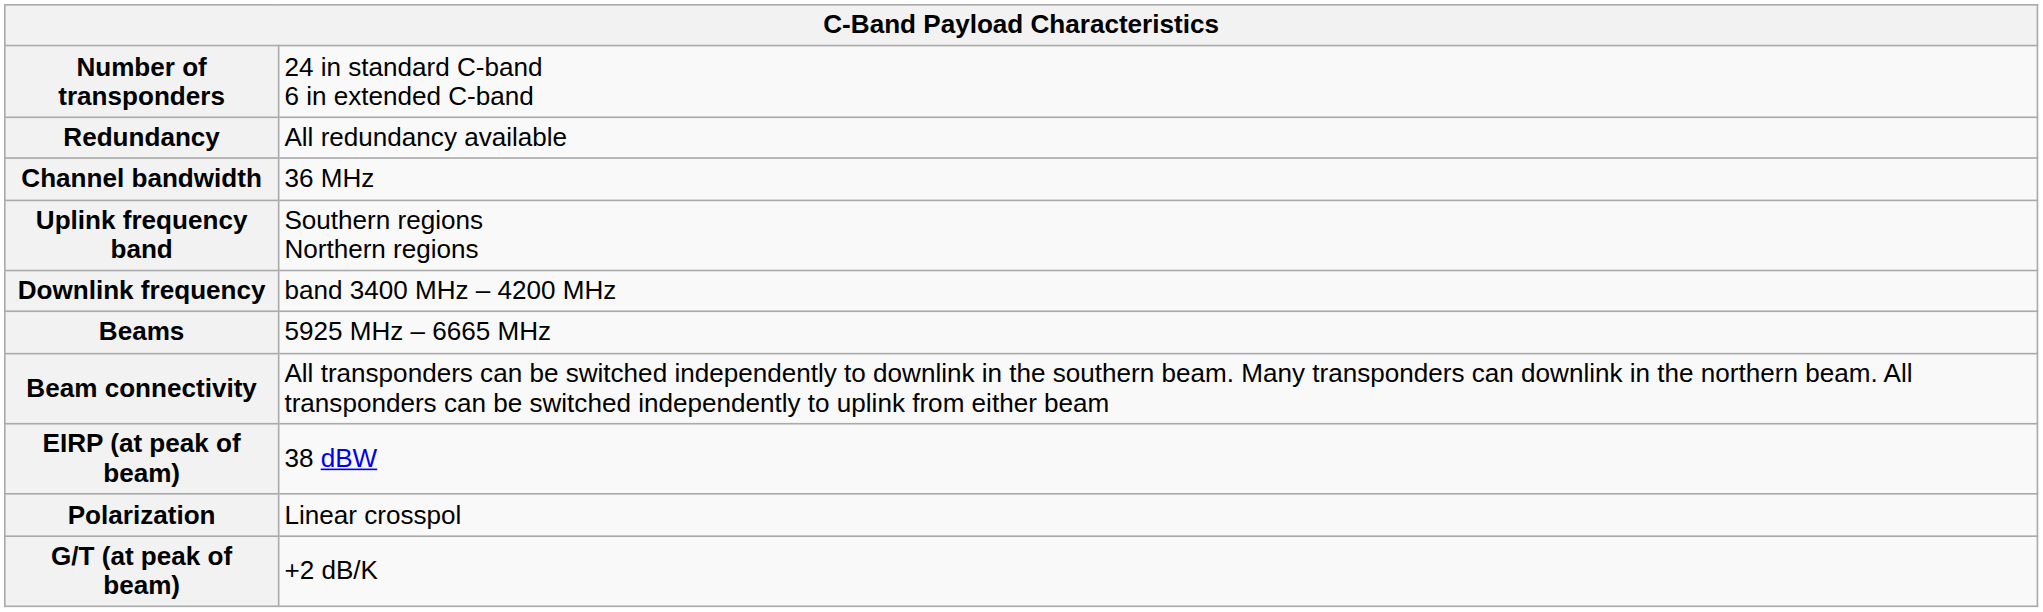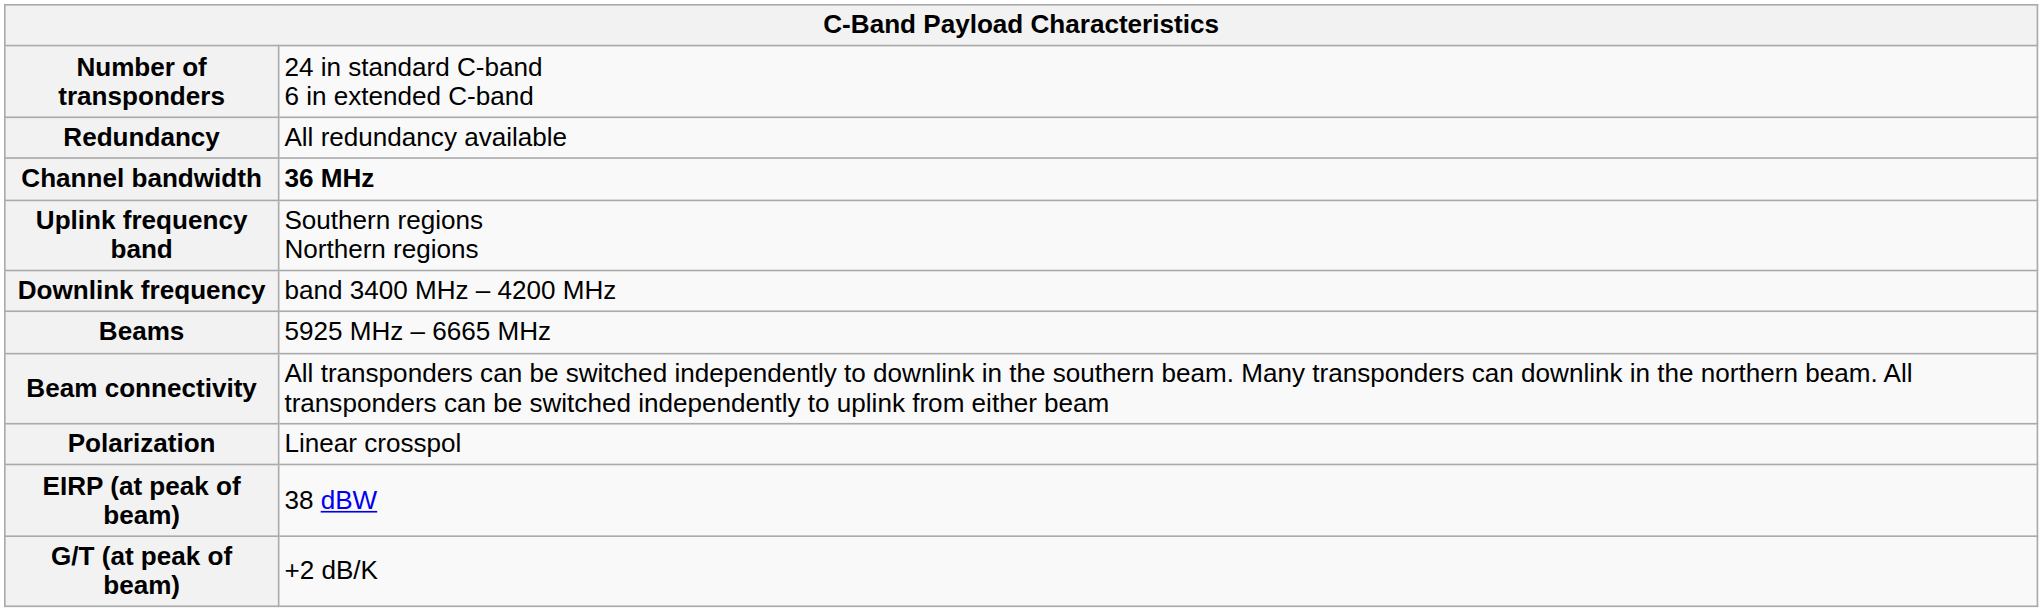(329, 178) normal -> (329, 178) bold
rows swapped: (142, 514) <-> (142, 458)
